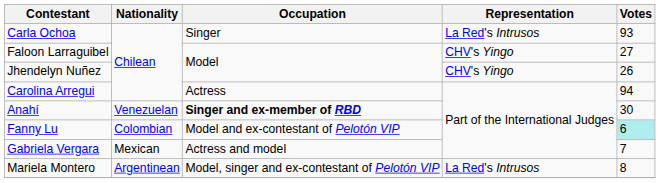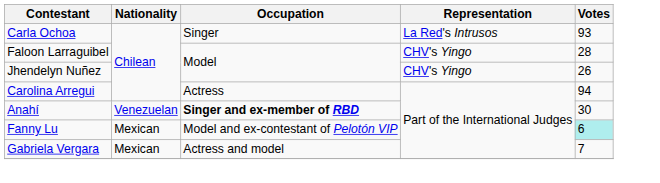(627, 52) 27 -> (585, 52) 28
(143, 129) Colombian -> (137, 129) Mexican
- row: (51, 168)
